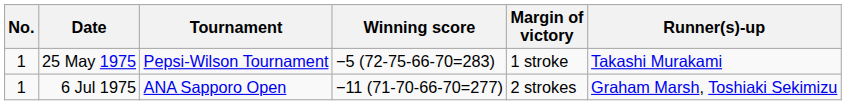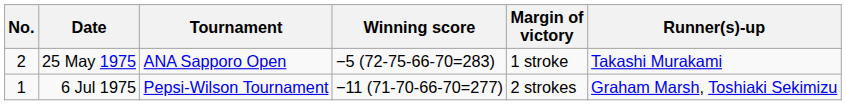(21, 62) 1 -> (21, 62) 2
(236, 62) Pepsi-Wilson Tournament -> (215, 62) ANA Sapporo Open
(215, 87) ANA Sapporo Open -> (236, 87) Pepsi-Wilson Tournament
